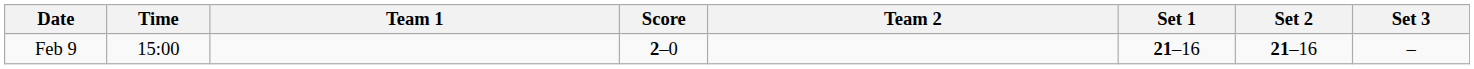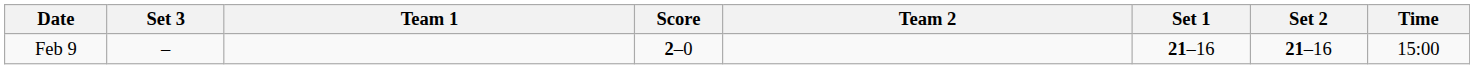columns swapped: (158, 19) <-> (1411, 19)
